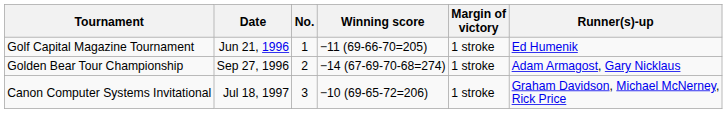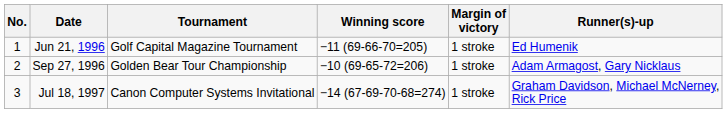columns swapped: (305, 21) <-> (109, 21)
(383, 66) −14 (67-69-70-68=274) -> (374, 66) −10 (69-65-72=206)
(374, 92) −10 (69-65-72=206) -> (383, 92) −14 (67-69-70-68=274)
